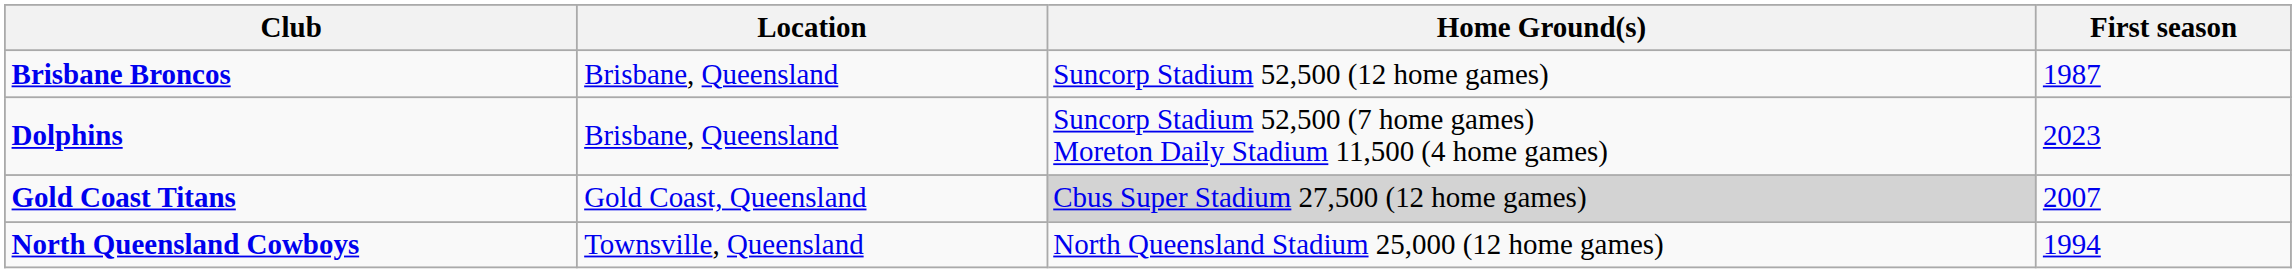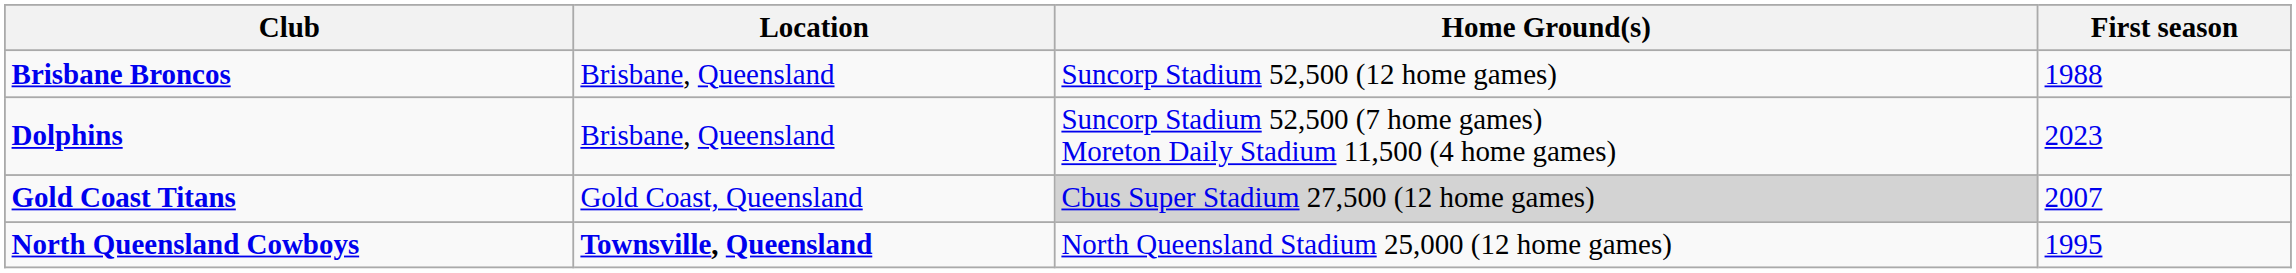(2072, 73) 1987 -> (2074, 73) 1988
(724, 243) normal -> (726, 243) bold
(2072, 243) 1994 -> (2074, 243) 1995
